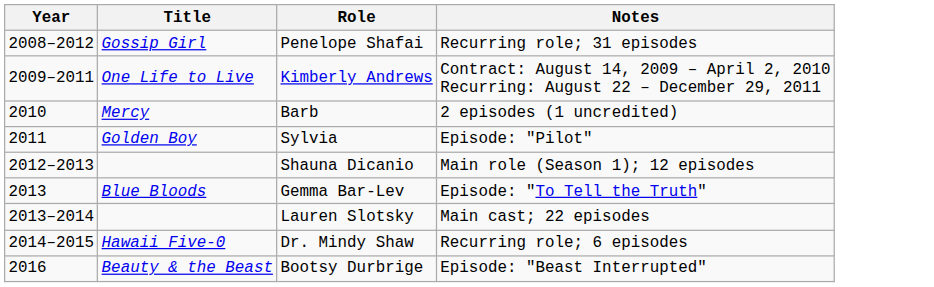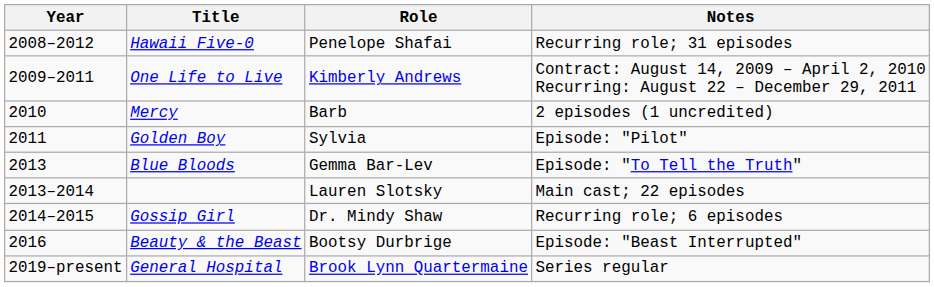(154, 43) Gossip Girl -> (192, 43) Hawaii Five-0
- row: (347, 165)
(163, 243) Hawaii Five-0 -> (183, 217) Gossip Girl
+ row: (418, 268)
